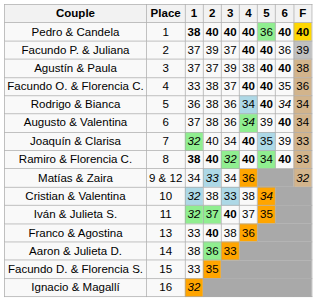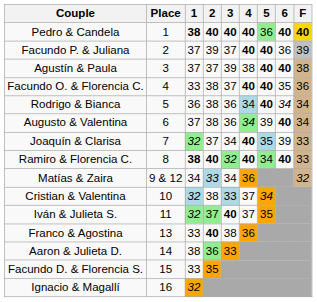(212, 141) 40 -> (212, 141) 37
(248, 196) 38 -> (248, 196) 37
